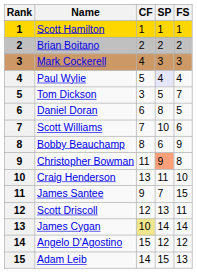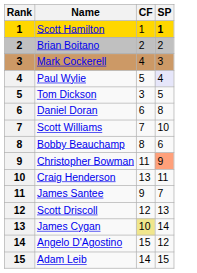- column: (183, 12)
(160, 29) normal -> (160, 29) bold
